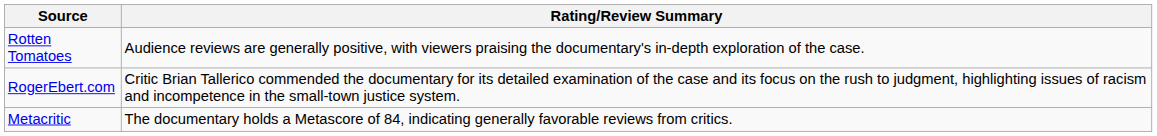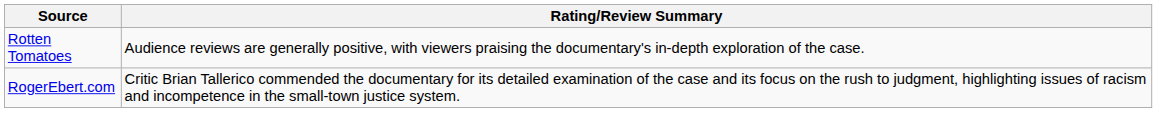- row: (39, 119)
